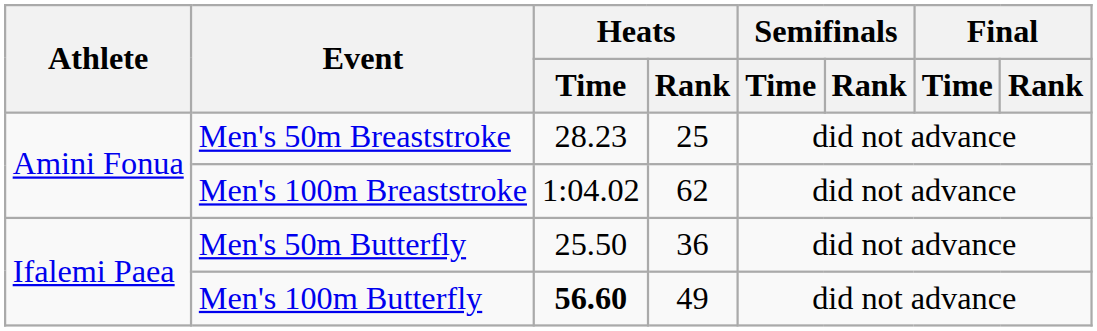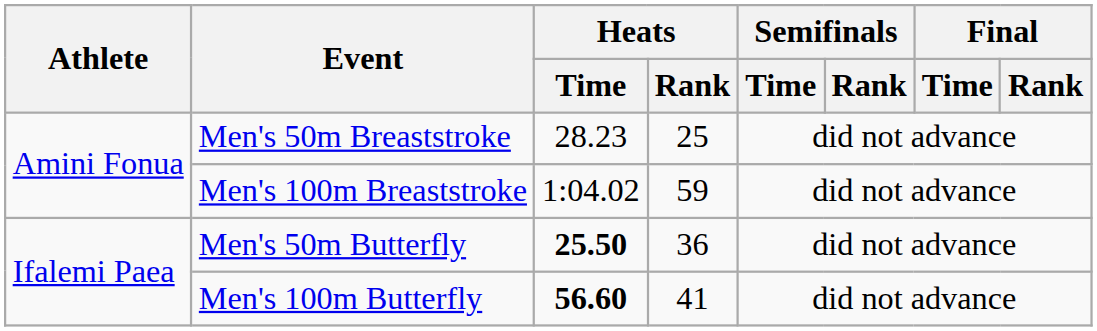(692, 191) 62 -> (692, 191) 59
(591, 244) normal -> (591, 244) bold
(692, 297) 49 -> (692, 297) 41
